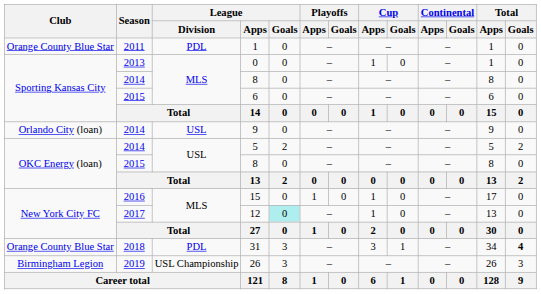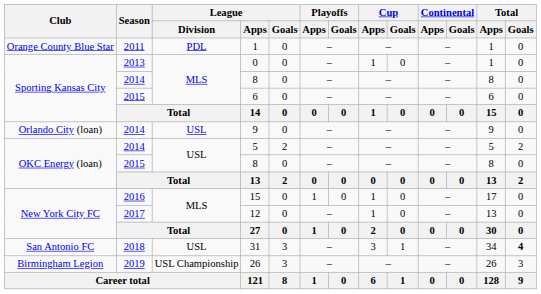(285, 213) paleturquoise background -> (285, 213) no background
(60, 247) Orange County Blue Star -> (60, 247) San Antonio FC
(197, 247) PDL -> (197, 247) USL
